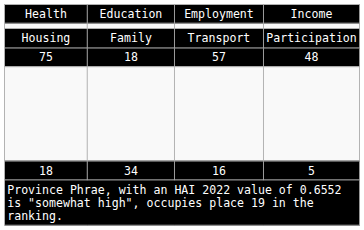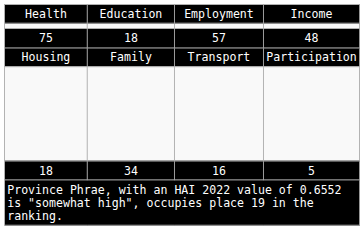rows swapped: (46, 57) <-> (46, 38)
